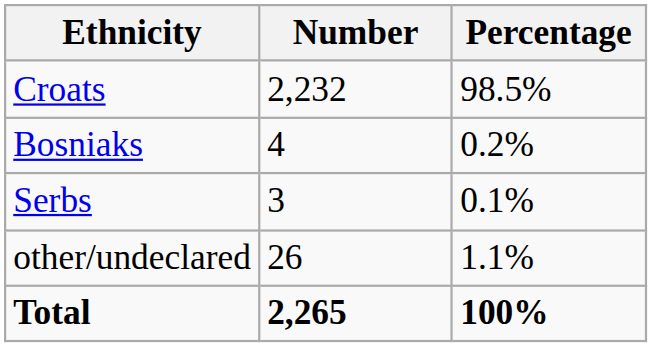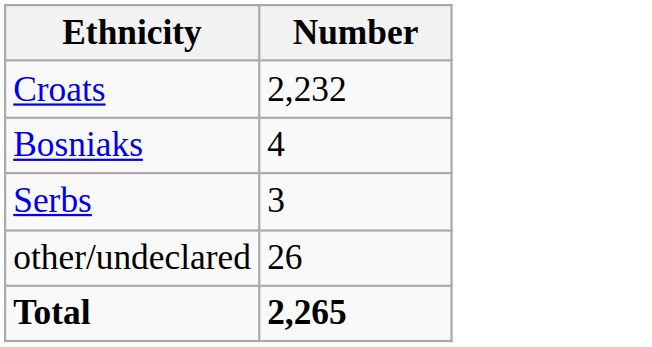- column: (549, 32)
